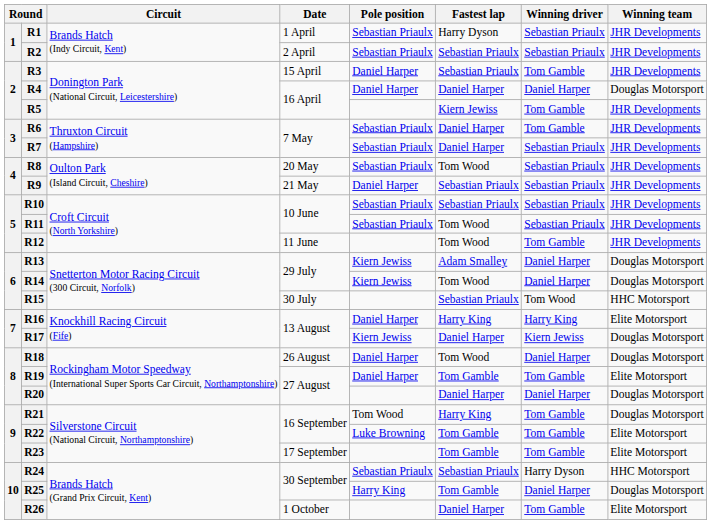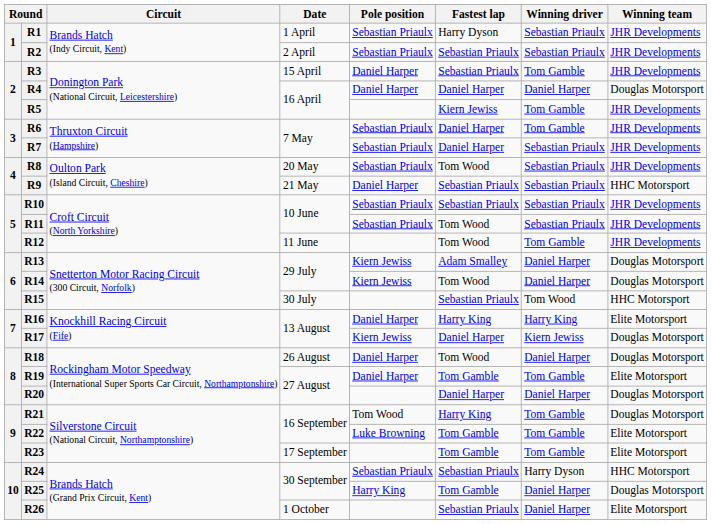(655, 185) JHR Developments -> (650, 185) HHC Motorsport
(471, 509) Daniel Harper -> (479, 509) Sebastian Priaulx
(555, 509) Tom Gamble -> (557, 509) Daniel Harper
